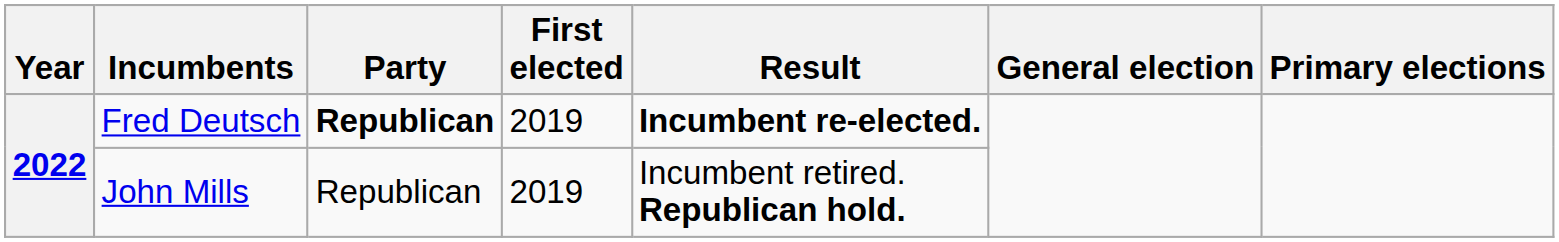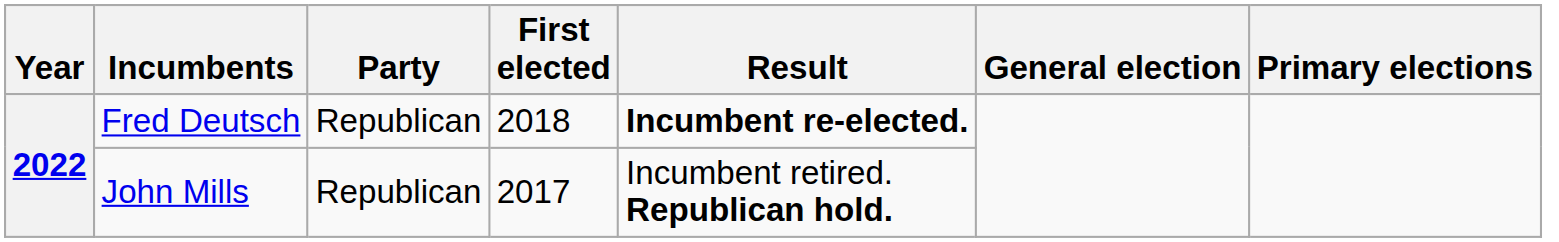(405, 120) bold -> (399, 120) normal
(546, 120) 2019 -> (534, 120) 2018
(546, 191) 2019 -> (534, 191) 2017
